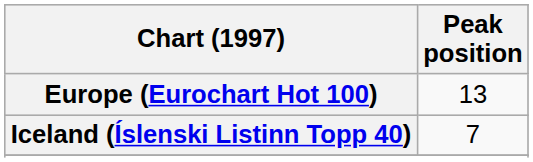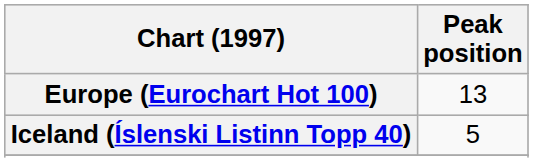(473, 134) 7 -> (473, 134) 5
